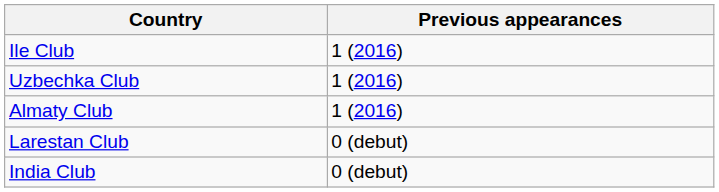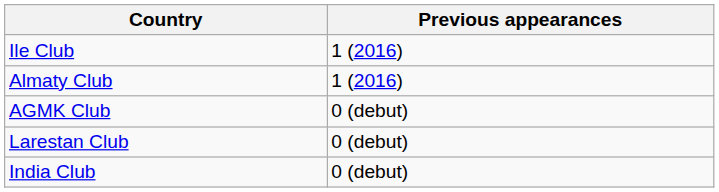- row: (74, 80)
+ row: (60, 111)
